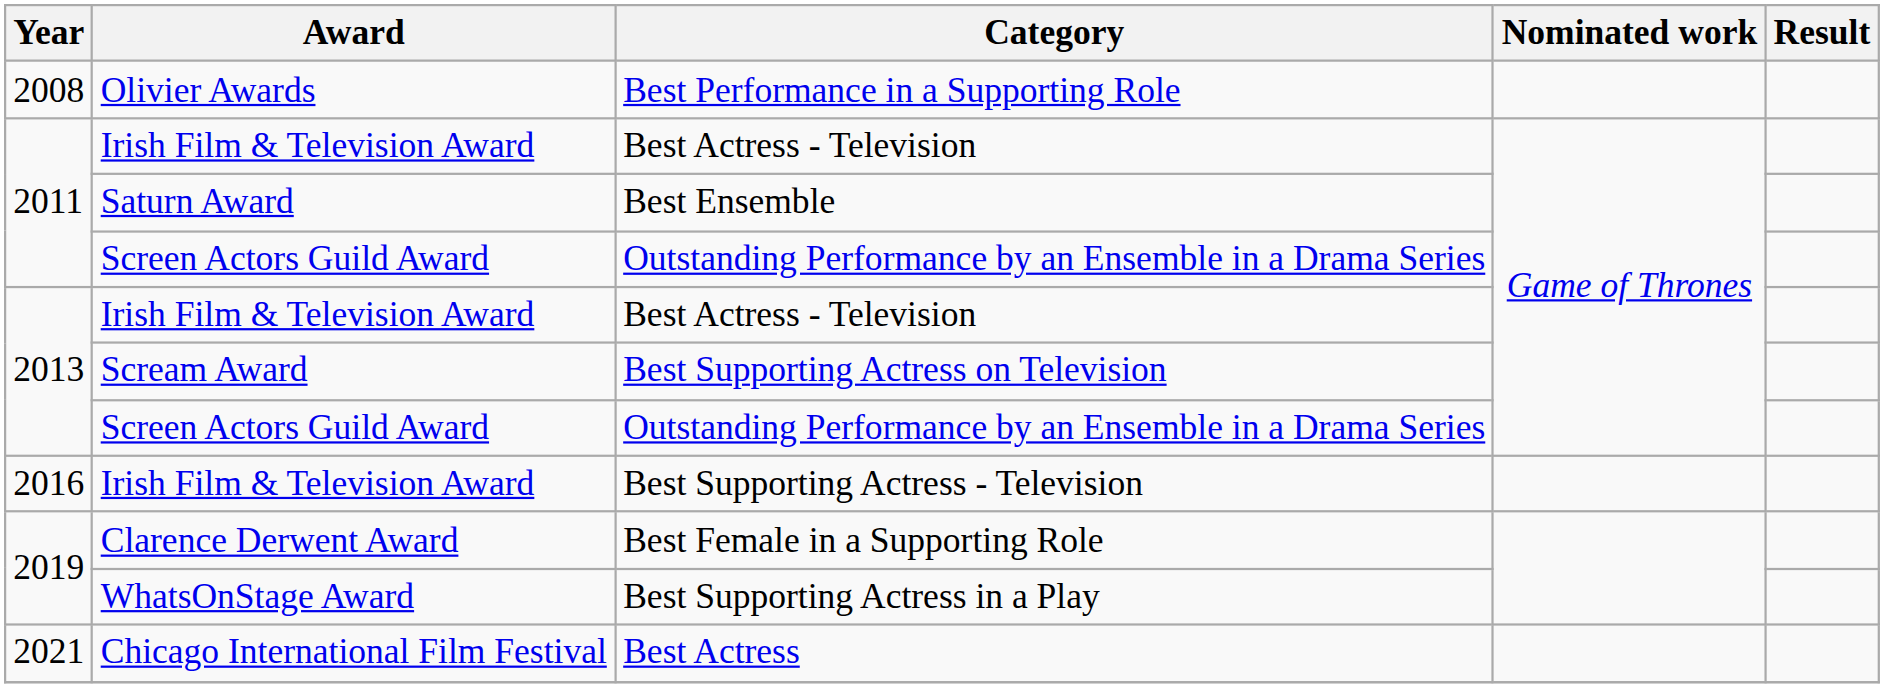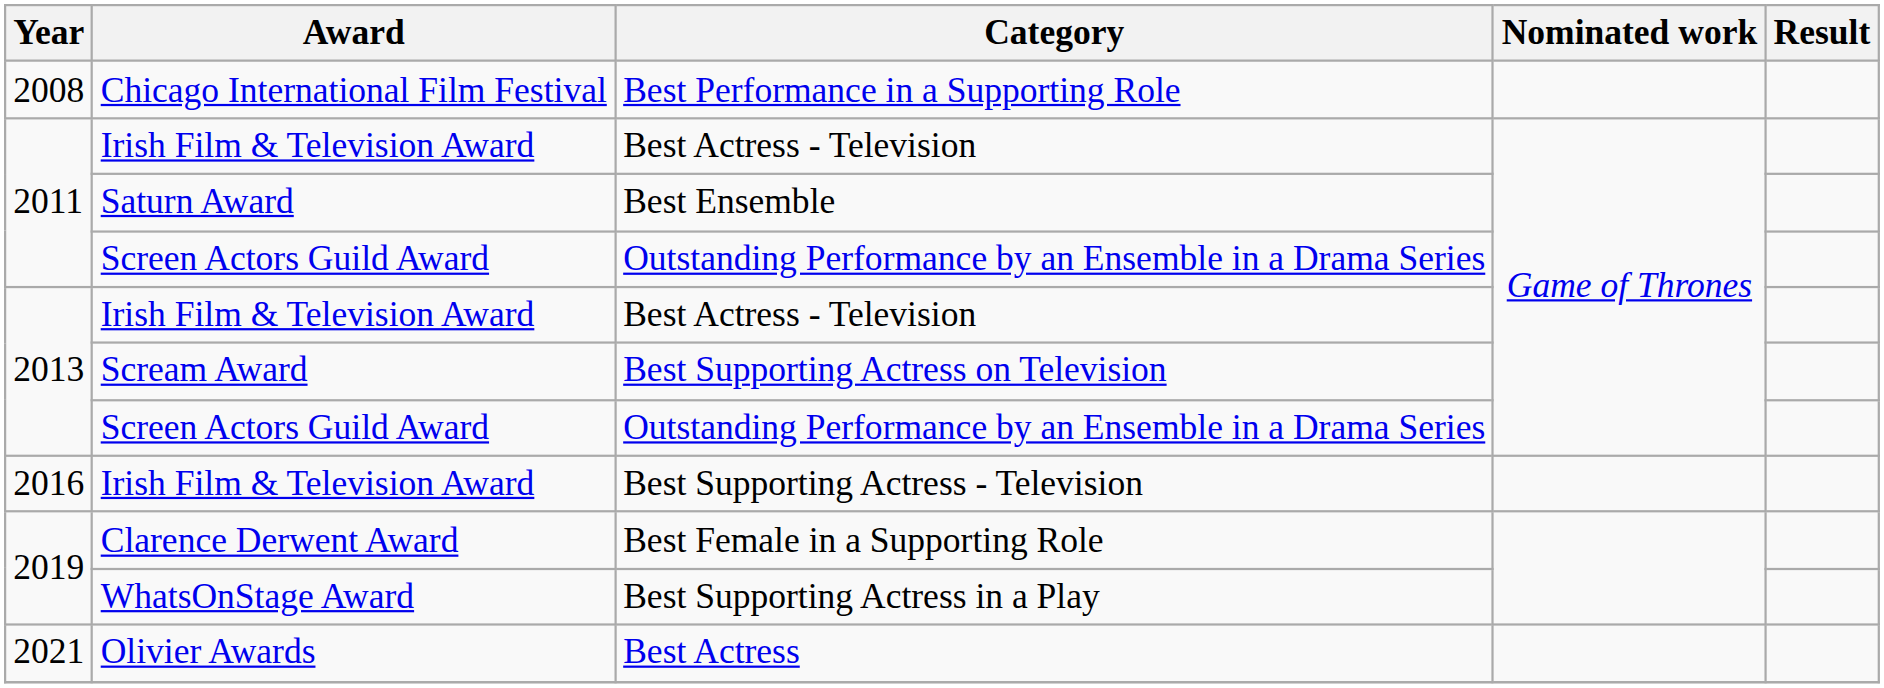(208, 88) Olivier Awards -> (354, 88) Chicago International Film Festival
(354, 652) Chicago International Film Festival -> (208, 652) Olivier Awards
